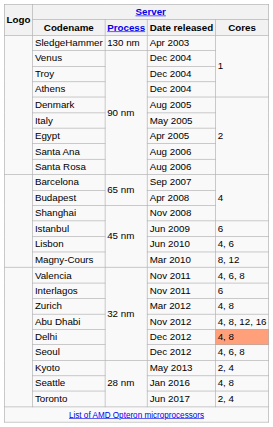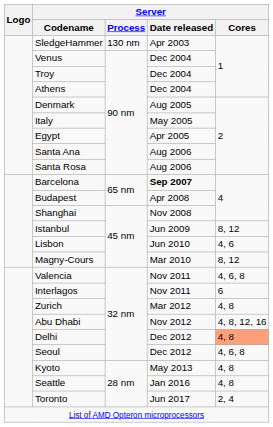(171, 182) normal -> (171, 182) bold
(220, 228) 6 -> (229, 228) 8, 12
(226, 368) 2, 4 -> (226, 368) 4, 8
